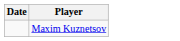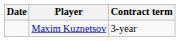+ column: (142, 12)
